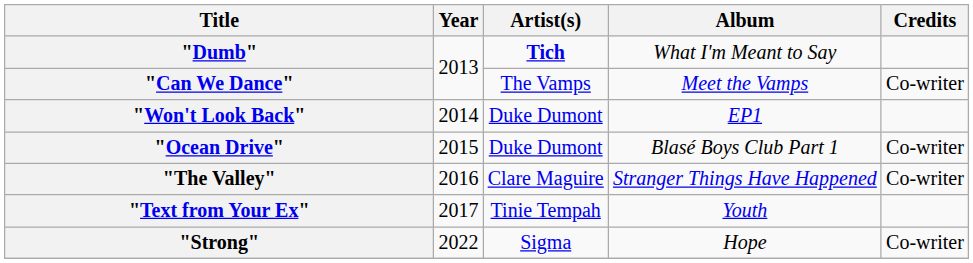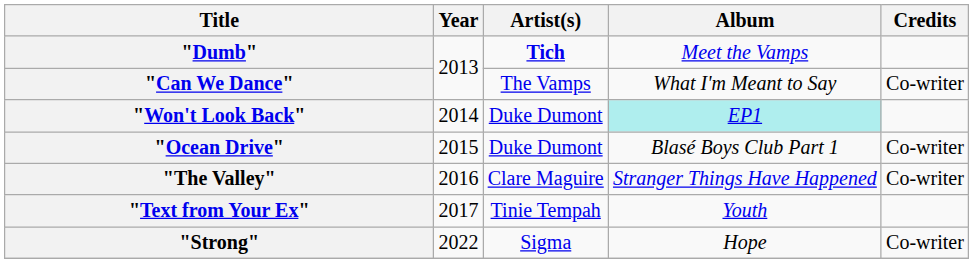(745, 52) What I'm Meant to Say -> (745, 52) Meet the Vamps
(745, 83) Meet the Vamps -> (745, 83) What I'm Meant to Say
(745, 115) no background -> (745, 115) paleturquoise background
